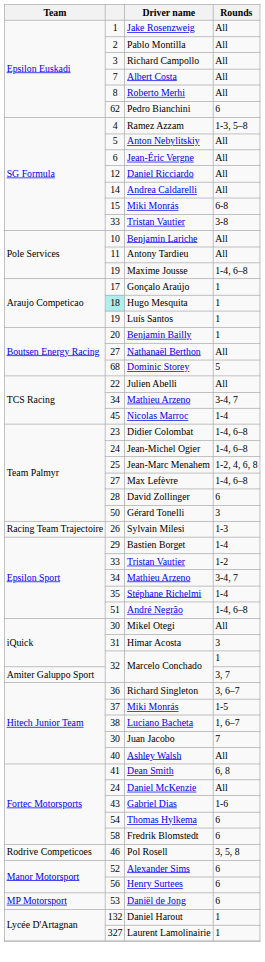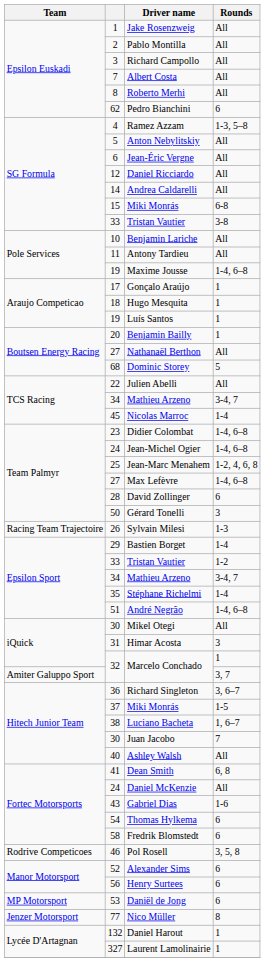(115, 302) paleturquoise background -> (115, 302) no background
+ row: (42, 916)
